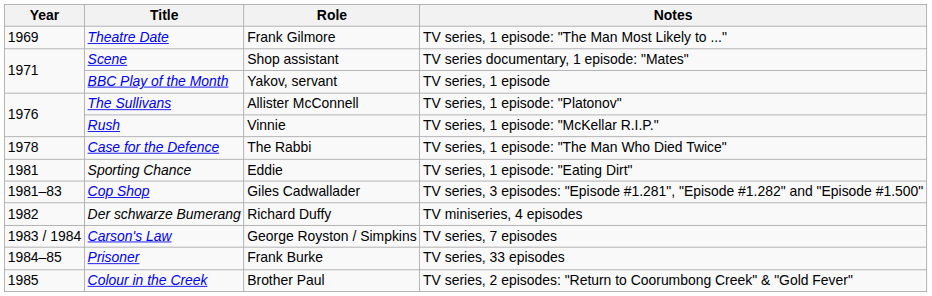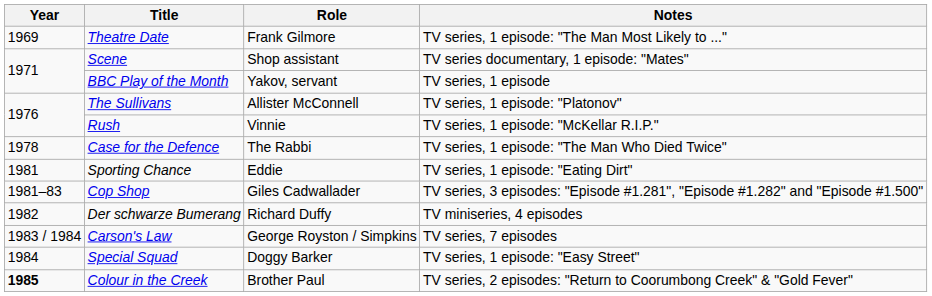+ row: (132, 258)
- row: (114, 258)
(23, 280) normal -> (23, 280) bold
